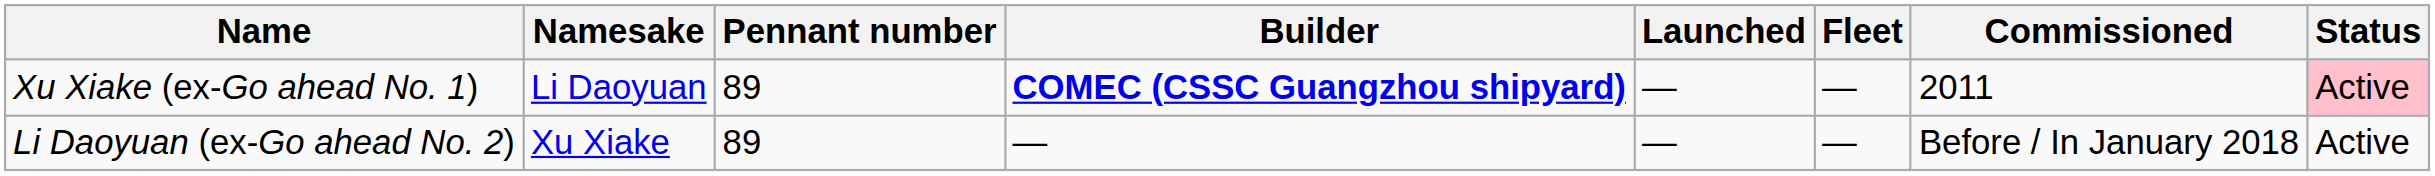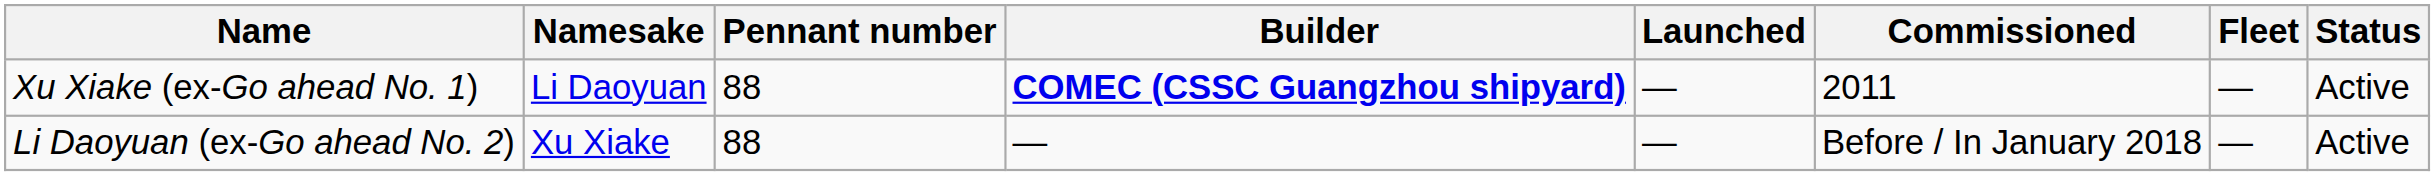columns swapped: (2109, 32) <-> (1862, 32)
(742, 87) 89 -> (742, 87) 88
(2362, 87) pink background -> (2362, 87) no background
(742, 142) 89 -> (742, 142) 88
